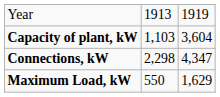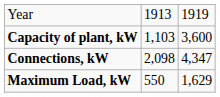(197, 37) 3,604 -> (197, 37) 3,600
(159, 59) 2,298 -> (159, 59) 2,098
